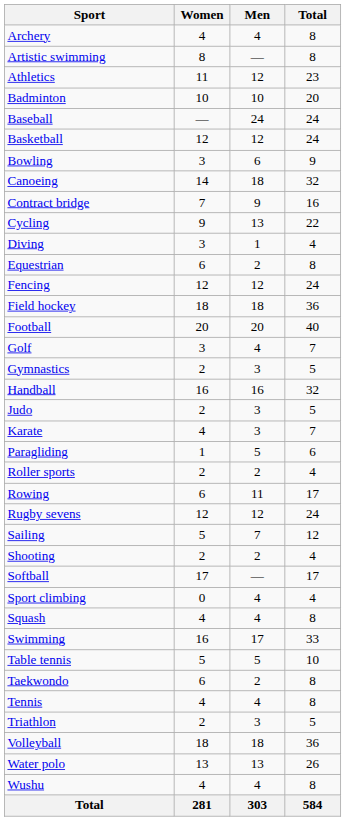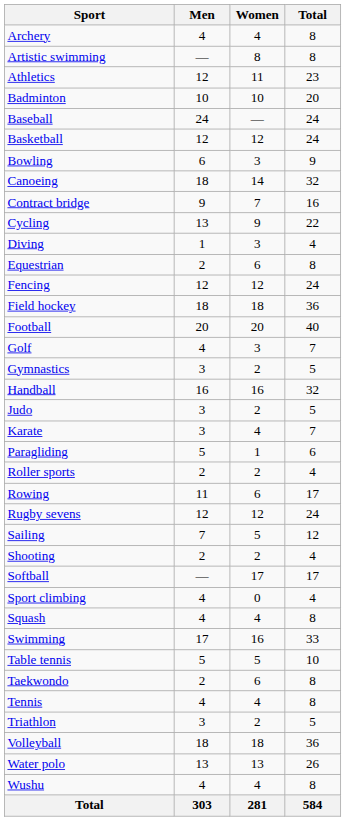columns swapped: (257, 14) <-> (202, 14)
